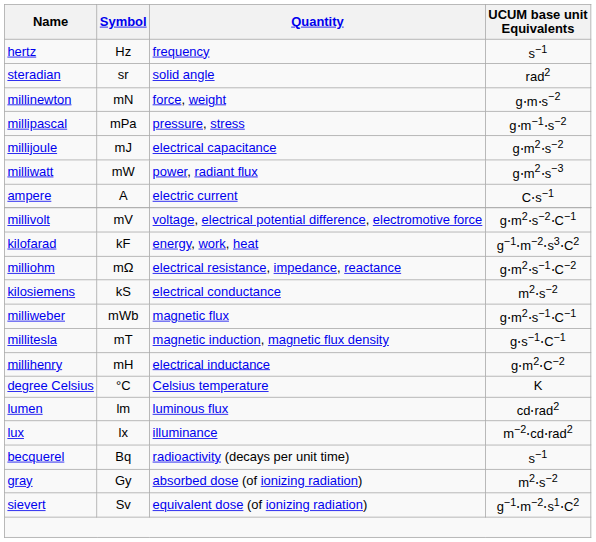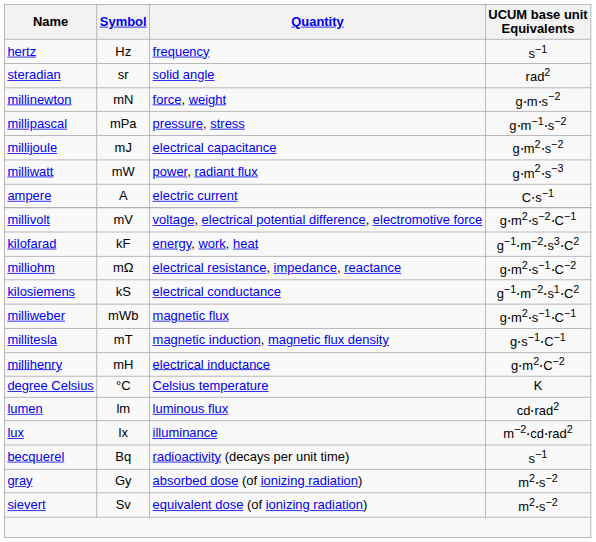(538, 292) m2⋅s−2 -> (538, 292) g−1⋅m−2⋅s1⋅C2
(538, 505) g−1⋅m−2⋅s1⋅C2 -> (538, 505) m2⋅s−2
